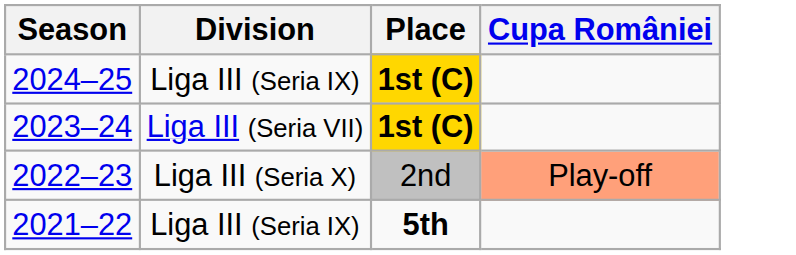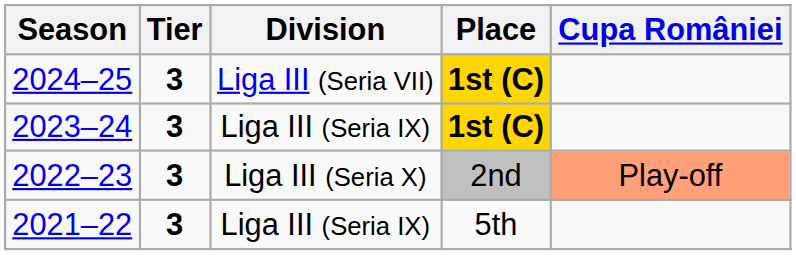+ column: (175, 30)
(255, 78) Liga III (Seria IX) -> (325, 78) Liga III (Seria VII)
(255, 127) Liga III (Seria VII) -> (325, 127) Liga III (Seria IX)
(426, 225) bold -> (496, 225) normal
